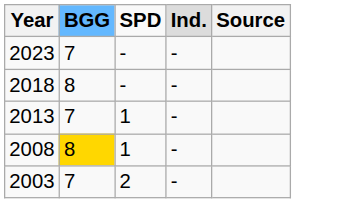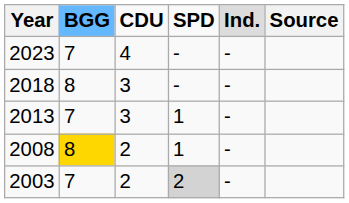+ column: (142, 20)
(125, 181) no background -> (179, 181) lightgrey background
